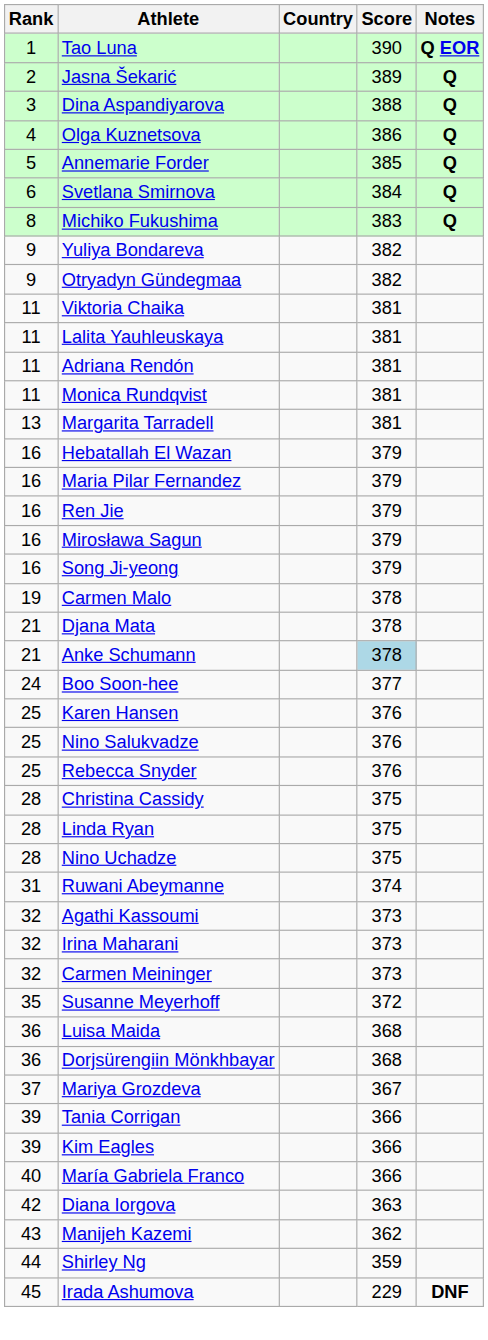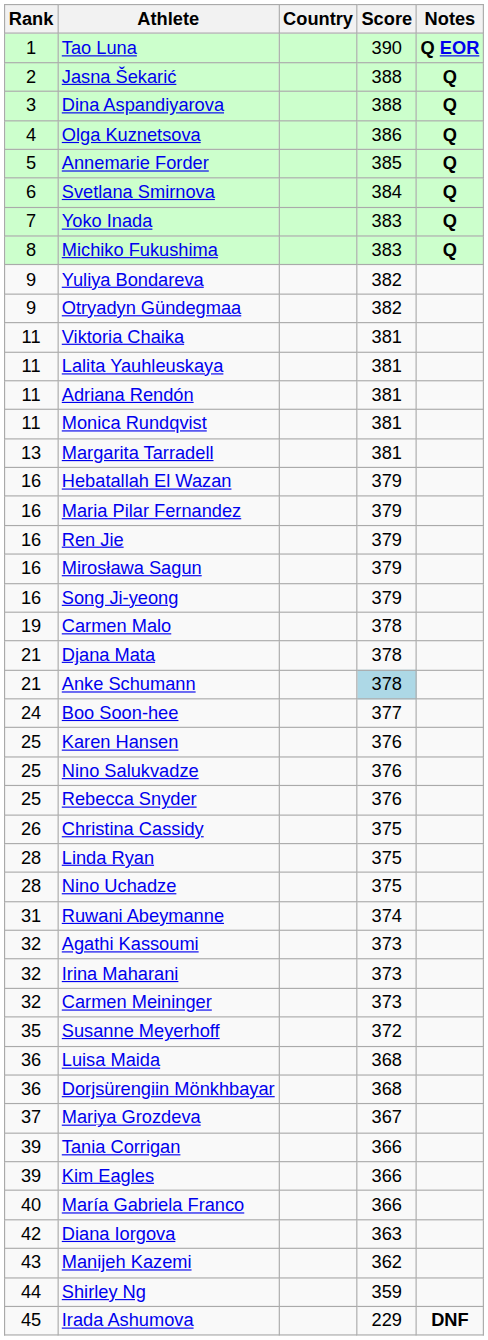(387, 76) 389 -> (387, 76) 388
+ row: (107, 221)
(31, 800) 28 -> (31, 828) 26
